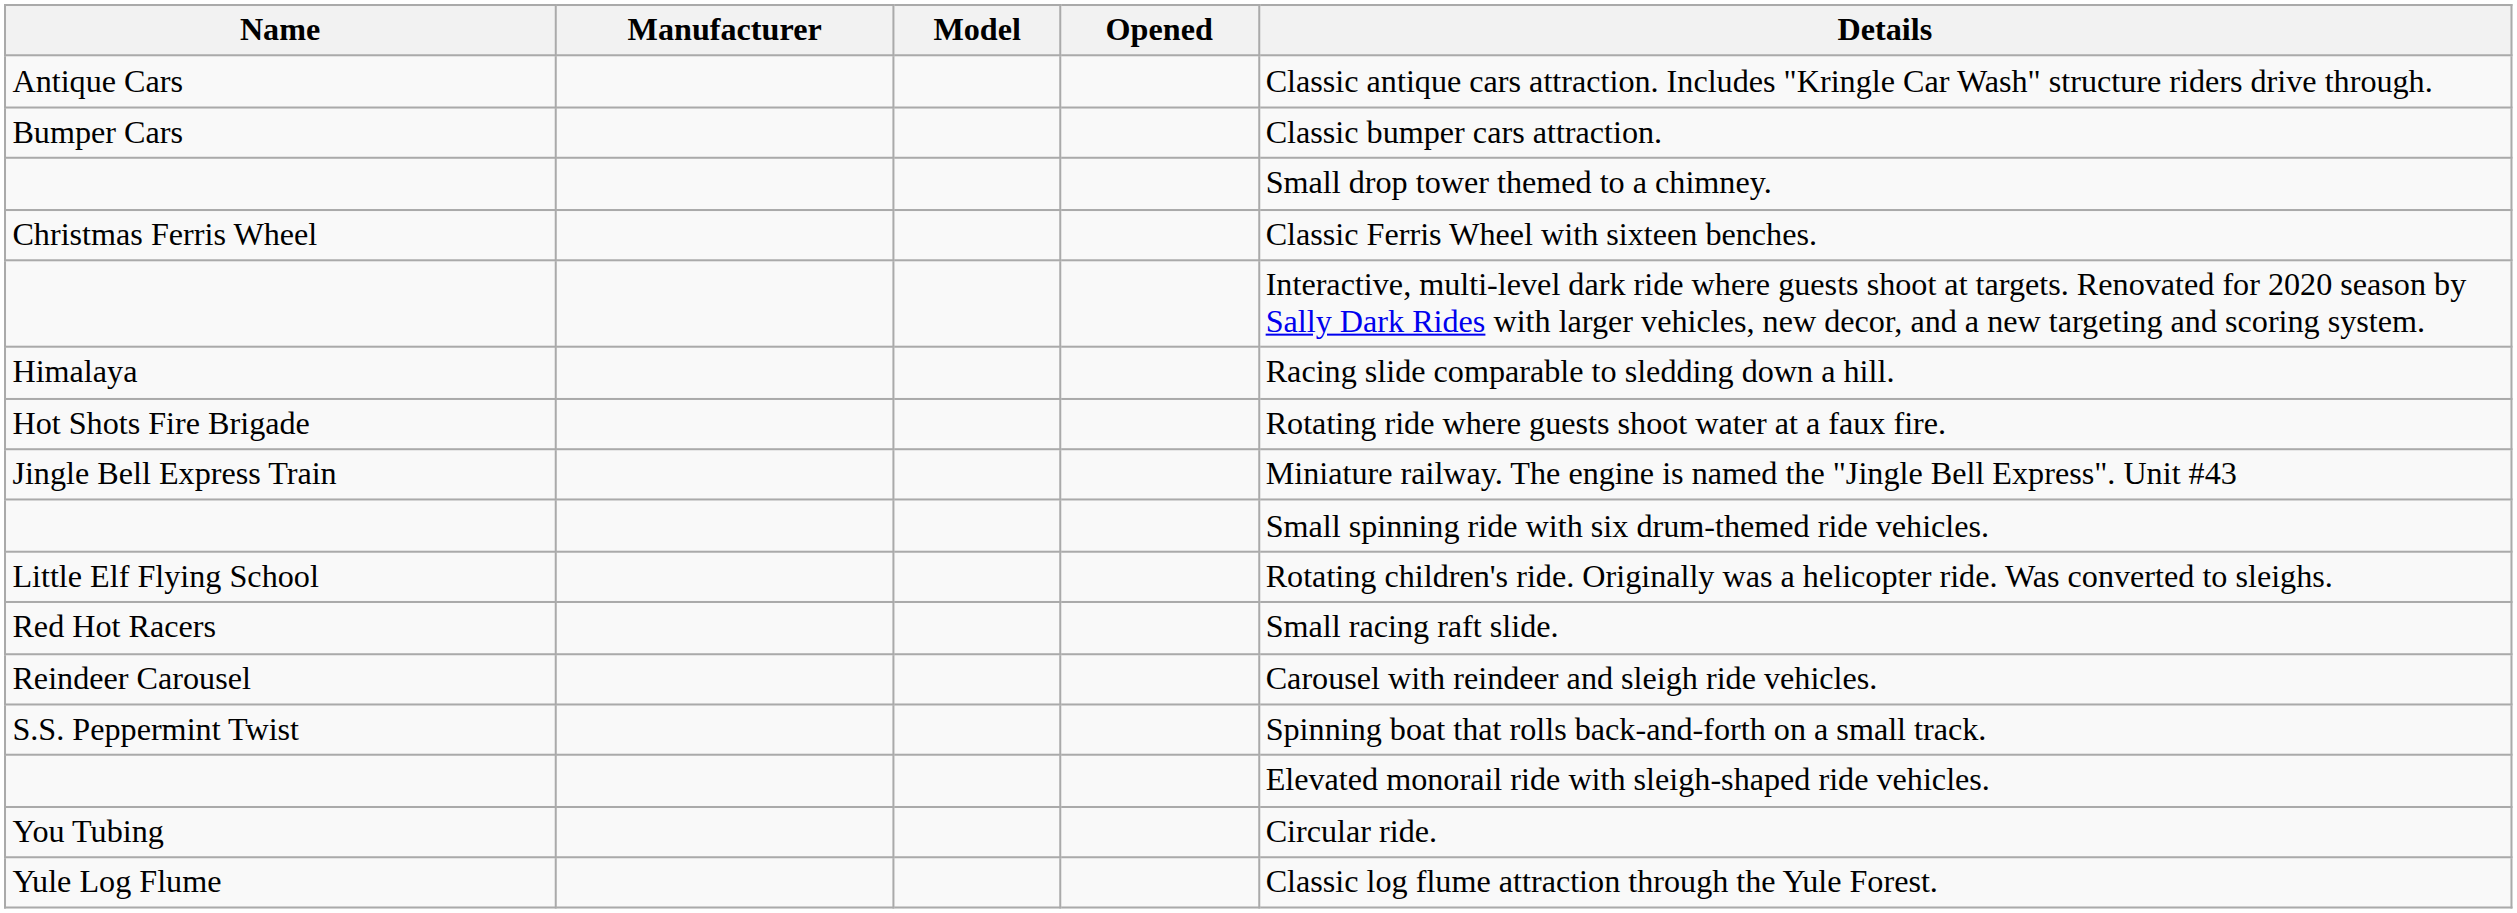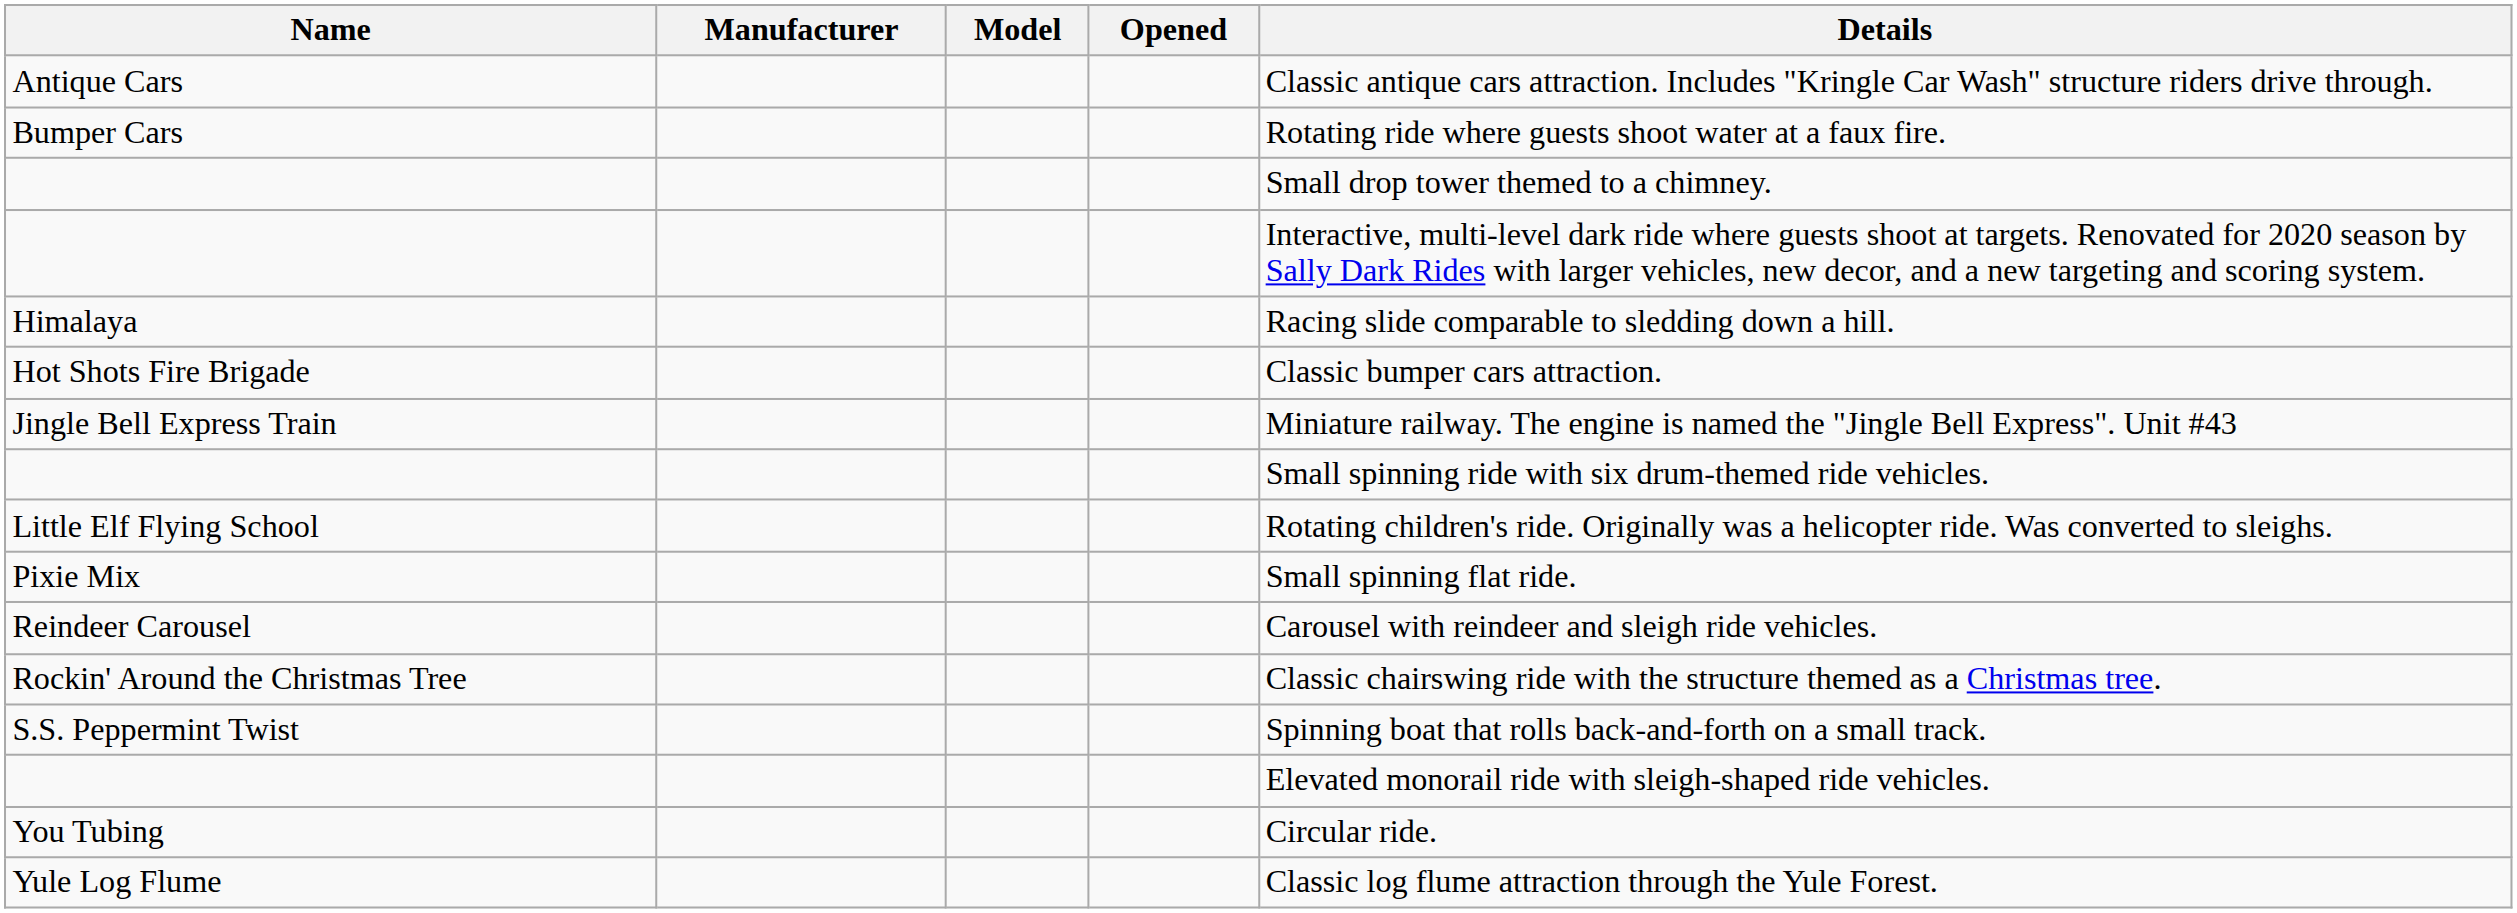(1464, 132) Classic bumper cars attraction. -> (1606, 132) Rotating ride where guests shoot water at a faux fire.
- row: (165, 234)
(1606, 423) Rotating ride where guests shoot water at a faux fire. -> (1464, 372) Classic bumper cars attraction.
+ row: (76, 576)
- row: (114, 627)
+ row: (240, 678)
